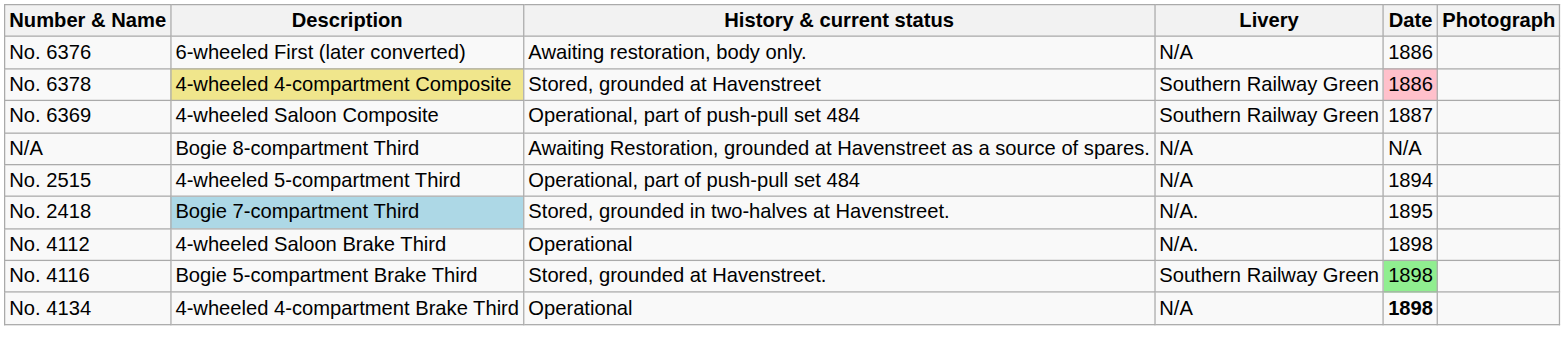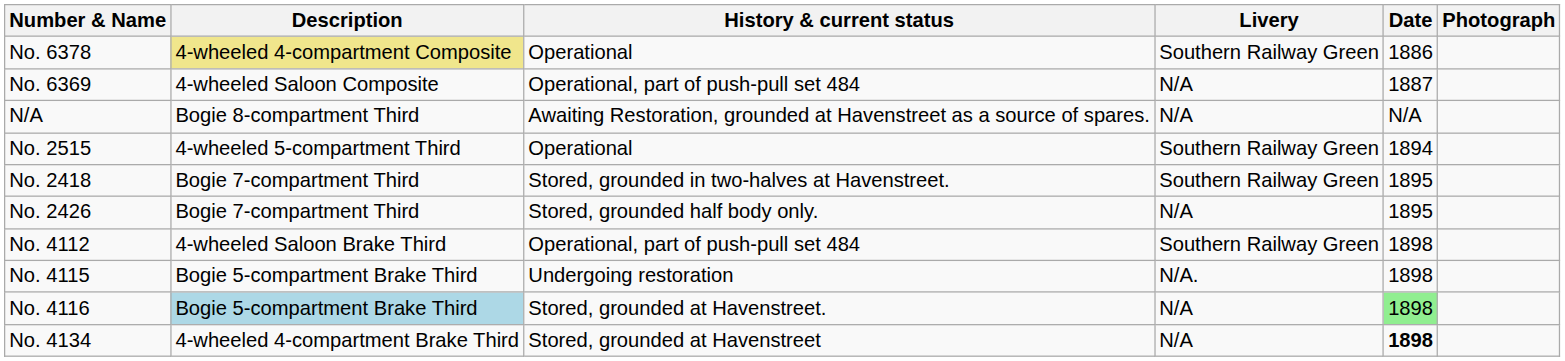- row: (50, 52)
(675, 84) Stored, grounded at Havenstreet -> (580, 52) Operational
(1411, 84) pink background -> (1411, 52) no background
(1269, 116) Southern Railway Green -> (1176, 84) N/A
(694, 180) Operational, part of push-pull set 484 -> (580, 148) Operational
(1176, 180) N/A -> (1269, 148) Southern Railway Green
(297, 212) lightblue background -> (297, 180) no background
(1179, 212) N/A. -> (1269, 180) Southern Railway Green
+ row: (50, 212)
(580, 244) Operational -> (694, 244) Operational, part of push-pull set 484
(1179, 244) N/A. -> (1269, 244) Southern Railway Green
+ row: (49, 276)
(327, 276) no background -> (327, 308) lightblue background
(1269, 276) Southern Railway Green -> (1176, 308) N/A
(580, 308) Operational -> (675, 340) Stored, grounded at Havenstreet
